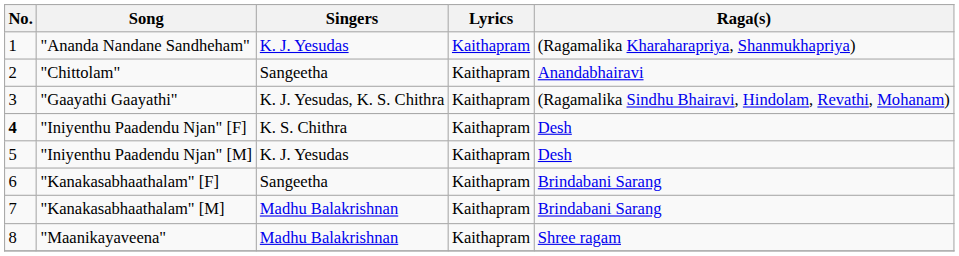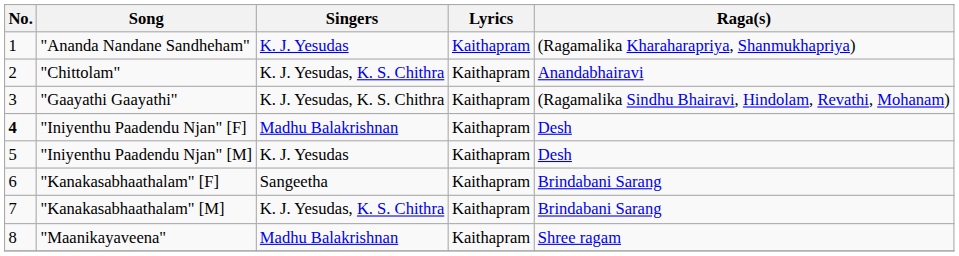(294, 72) Sangeetha -> (352, 72) K. J. Yesudas, K. S. Chithra
(304, 127) K. S. Chithra -> (329, 127) Madhu Balakrishnan
(329, 209) Madhu Balakrishnan -> (352, 209) K. J. Yesudas, K. S. Chithra
